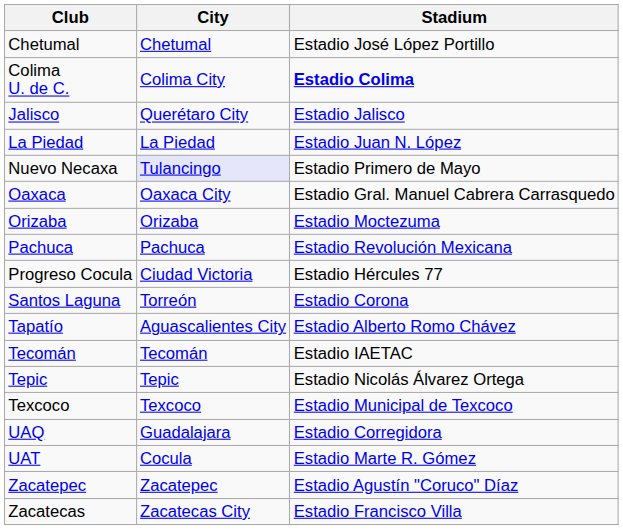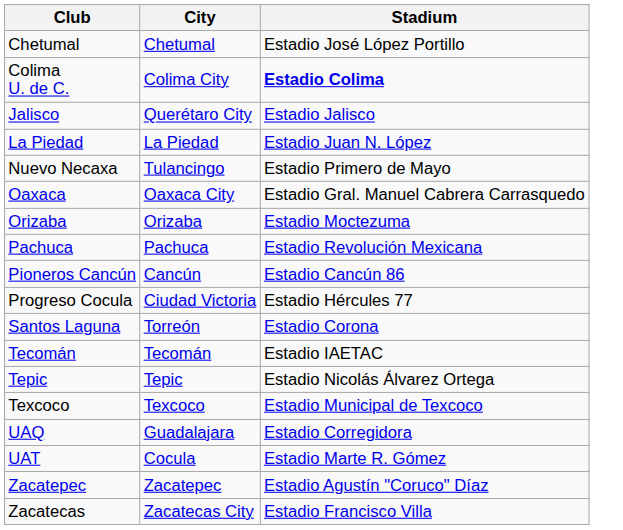(180, 168) lavender background -> (184, 168) no background
+ row: (72, 273)
- row: (36, 326)
